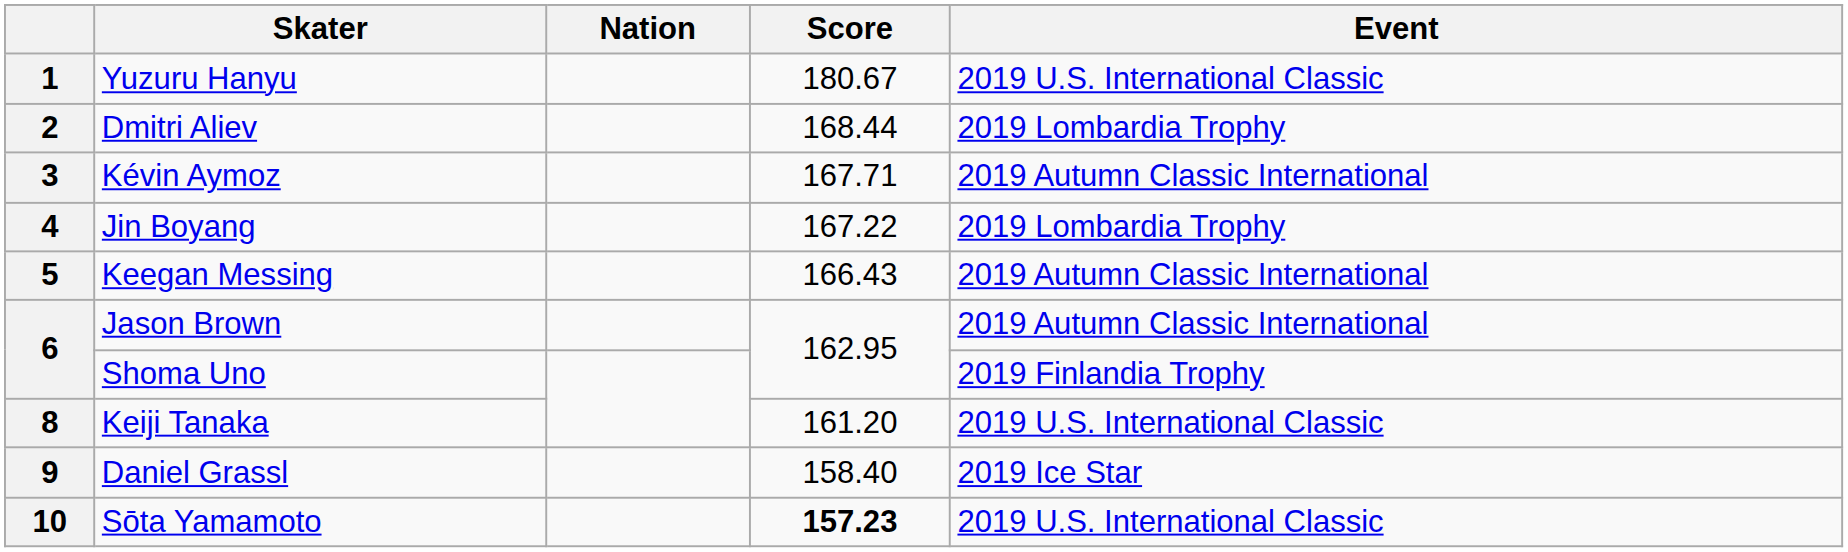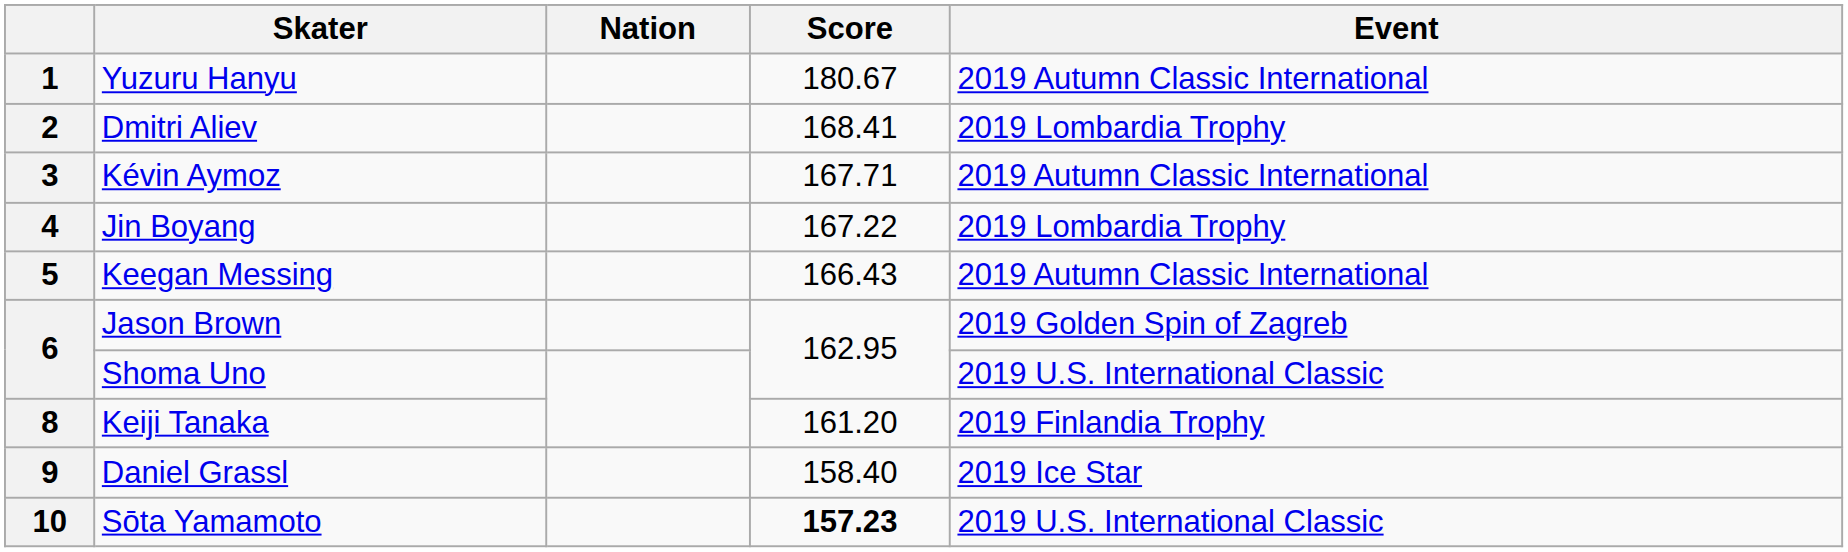(1171, 78) 2019 U.S. International Classic -> (1193, 78) 2019 Autumn Classic International
(850, 127) 168.44 -> (850, 127) 168.41
(1193, 324) 2019 Autumn Classic International -> (1152, 324) 2019 Golden Spin of Zagreb
(1111, 373) 2019 Finlandia Trophy -> (1171, 373) 2019 U.S. International Classic
(1171, 422) 2019 U.S. International Classic -> (1111, 422) 2019 Finlandia Trophy
